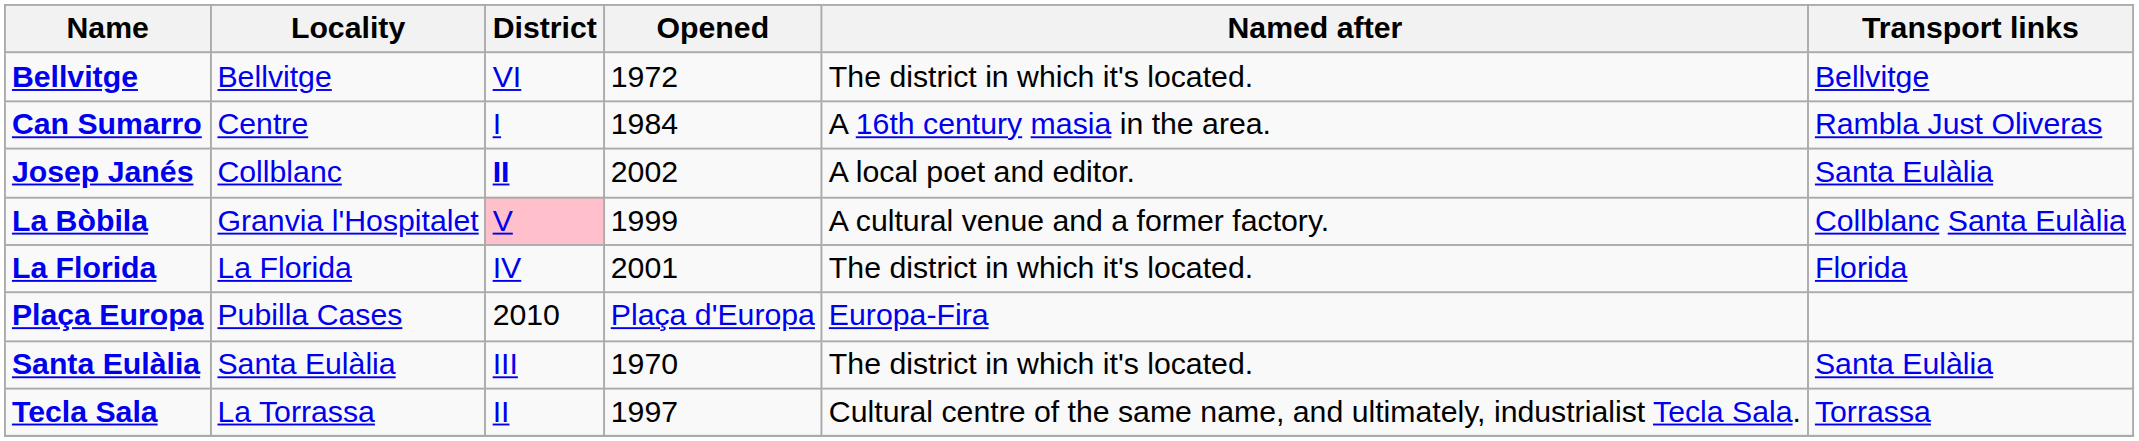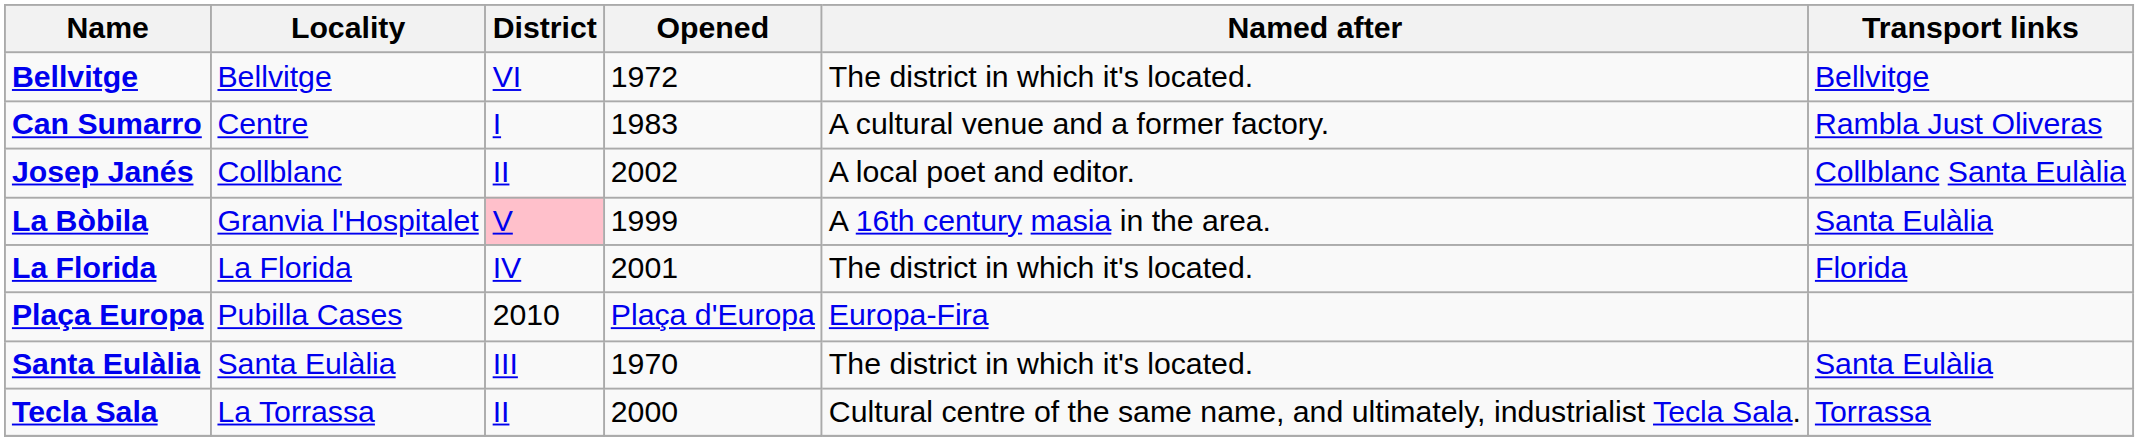(644, 124) 1984 -> (644, 124) 1983
(1050, 124) A 16th century masia in the area. -> (1079, 124) A cultural venue and a former factory.
(501, 172) bold -> (501, 172) normal
(1904, 172) Santa Eulàlia -> (1970, 172) Collblanc Santa Eulàlia
(1079, 220) A cultural venue and a former factory. -> (1050, 220) A 16th century masia in the area.
(1970, 220) Collblanc Santa Eulàlia -> (1904, 220) Santa Eulàlia
(644, 412) 1997 -> (644, 412) 2000
